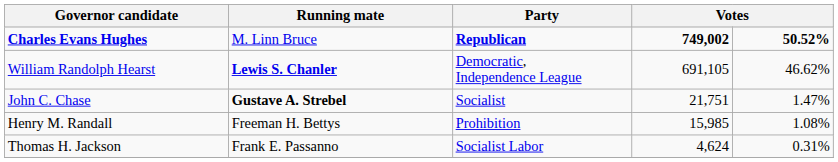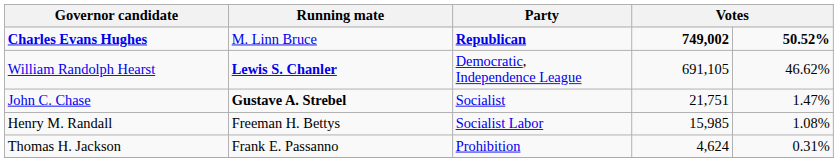(488, 123) Prohibition -> (499, 123) Socialist Labor
(499, 146) Socialist Labor -> (488, 146) Prohibition
